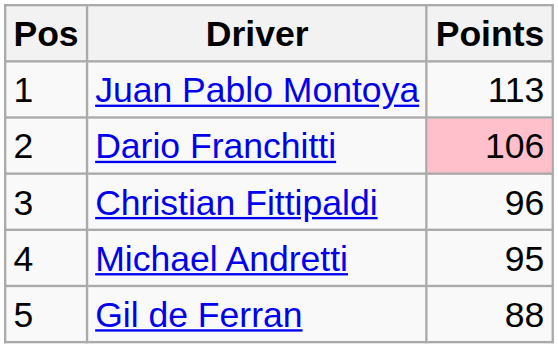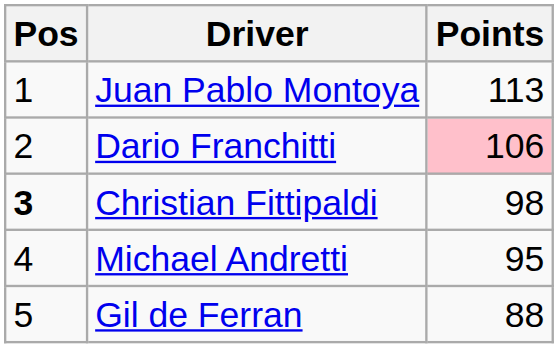(23, 202) normal -> (23, 202) bold
(525, 202) 96 -> (525, 202) 98
